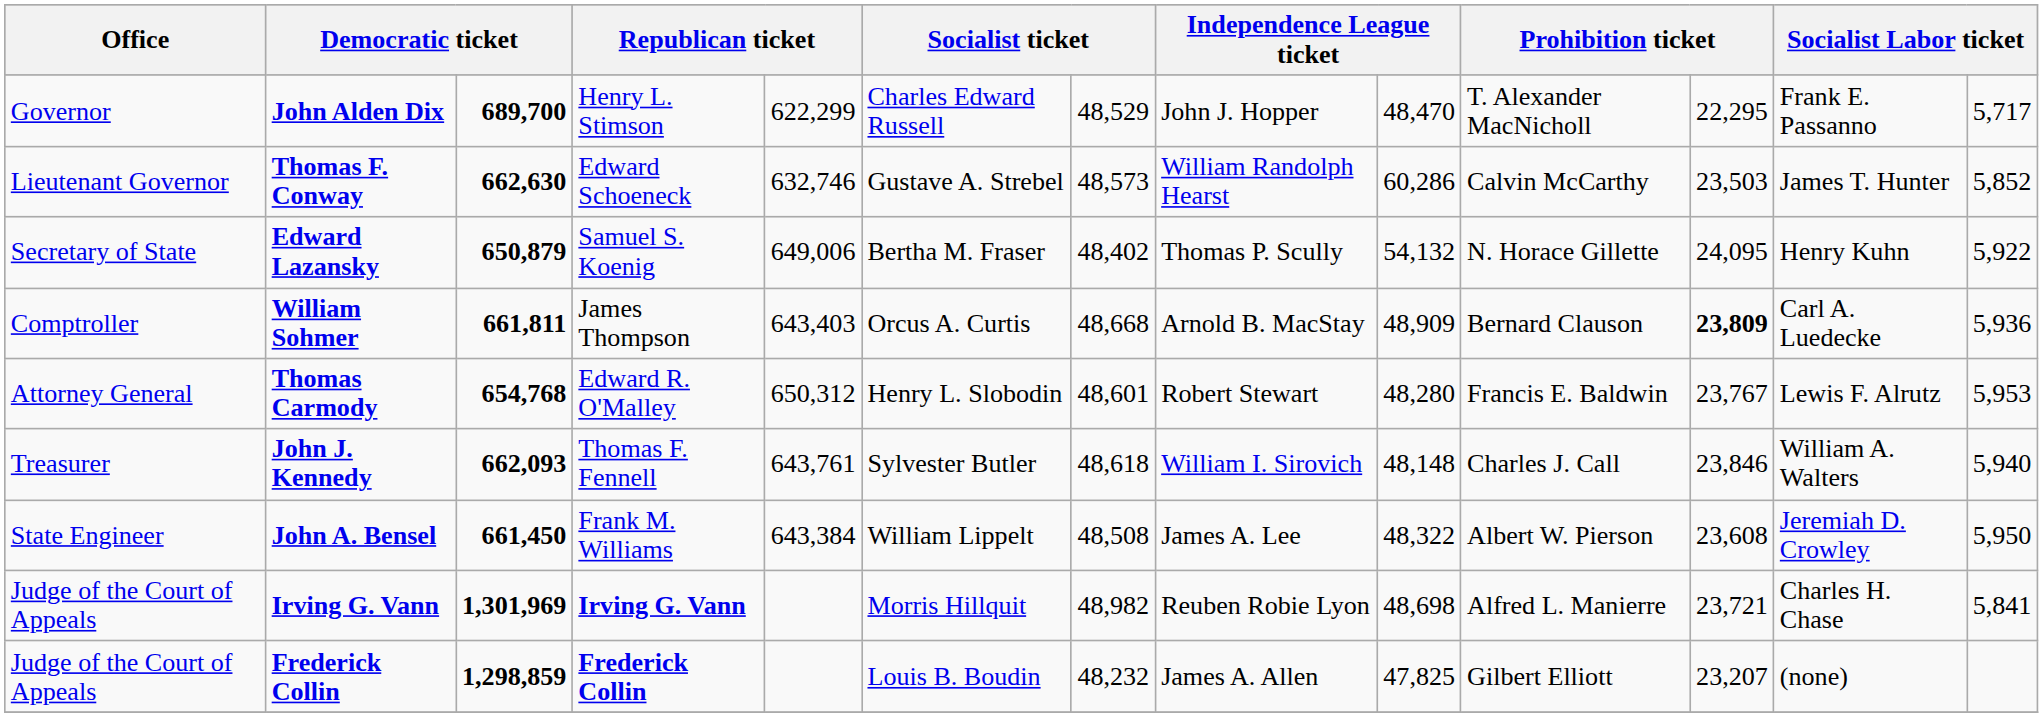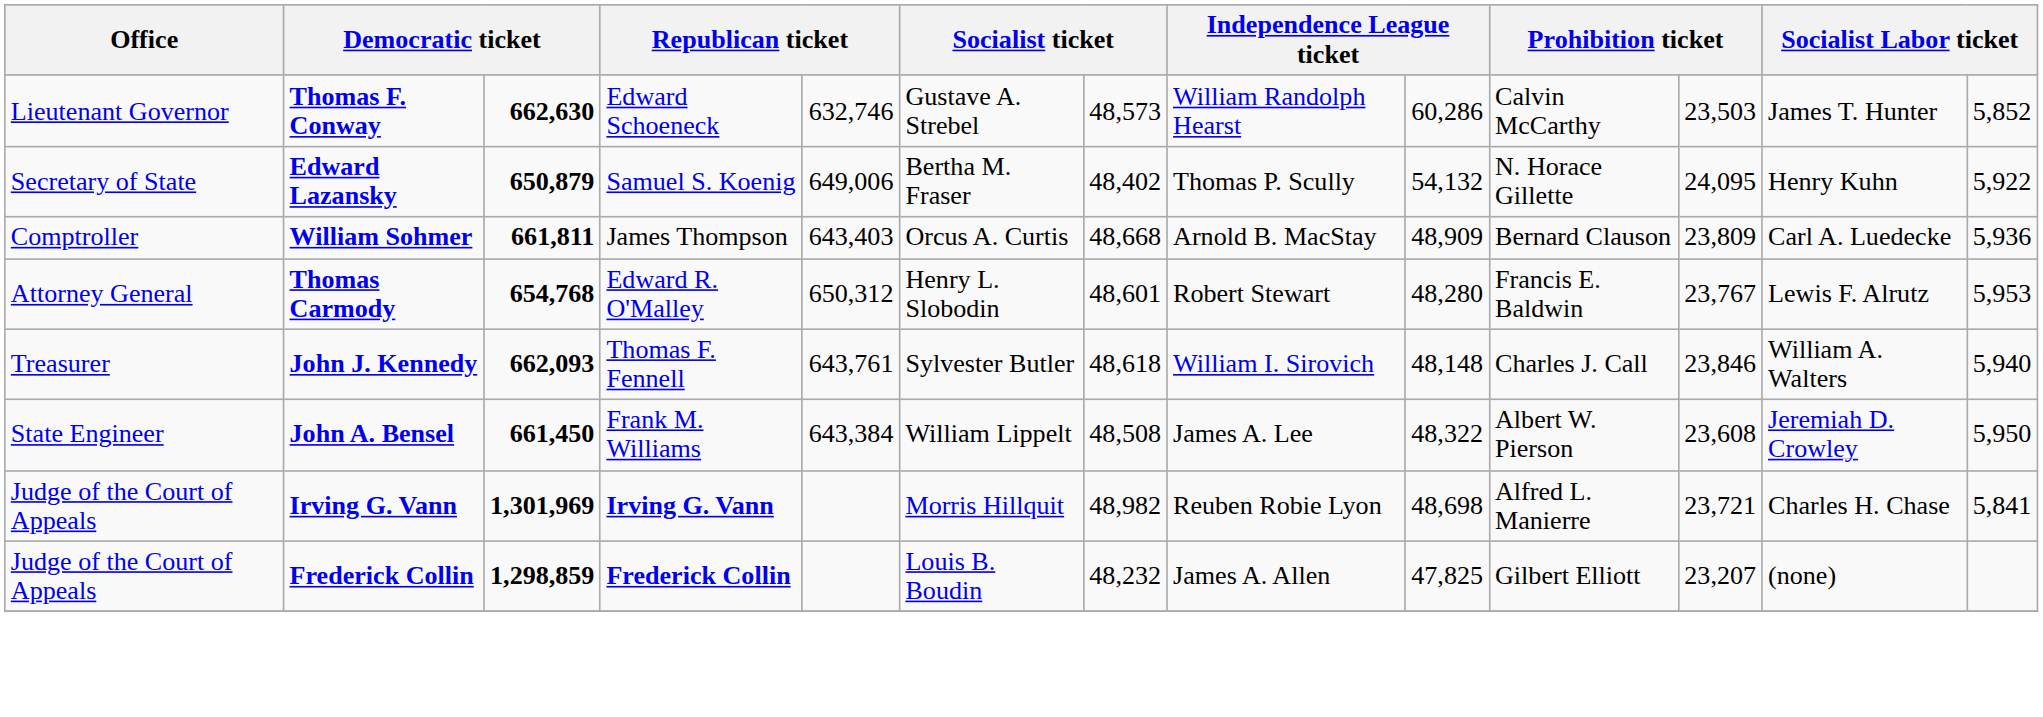- row: (358, 110)
(1732, 322) bold -> (1720, 237) normal
